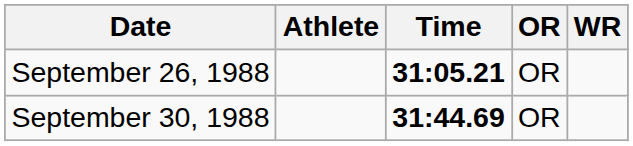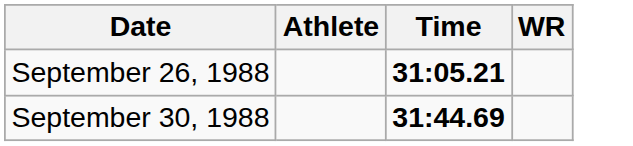- column: (539, 27)
